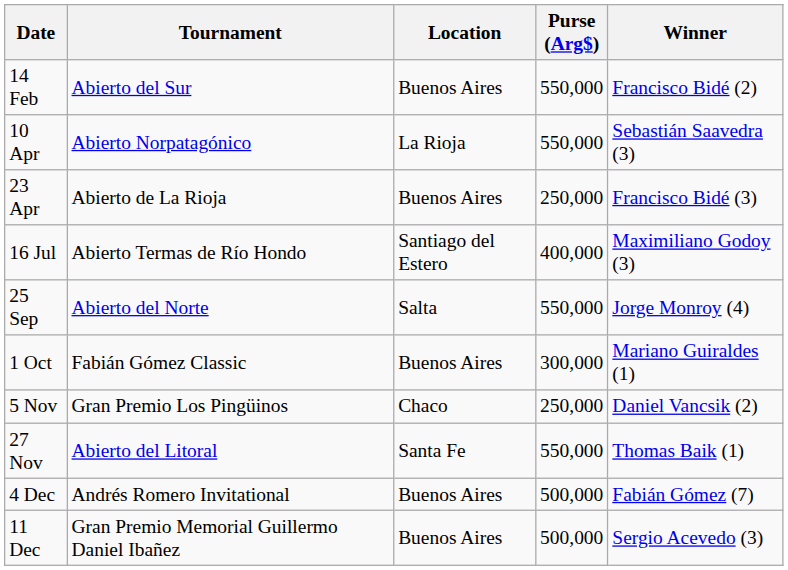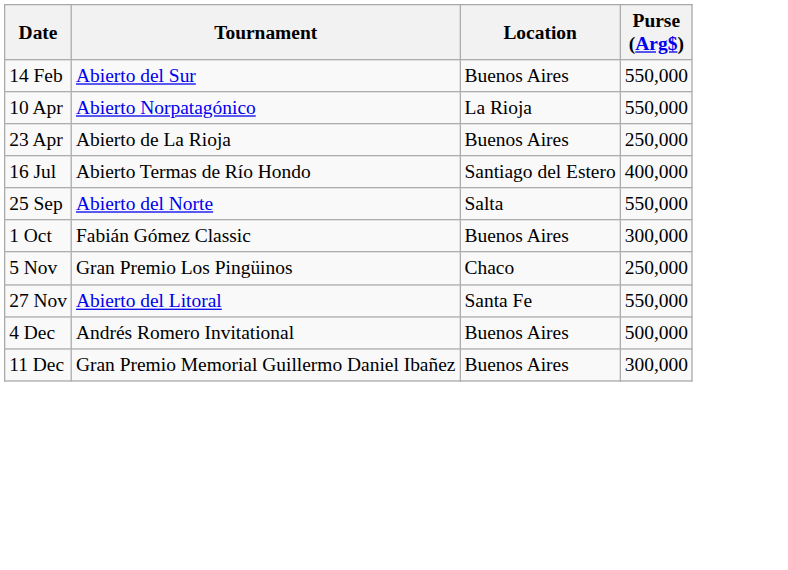- column: (695, 32)
(572, 537) 500,000 -> (656, 364) 300,000
